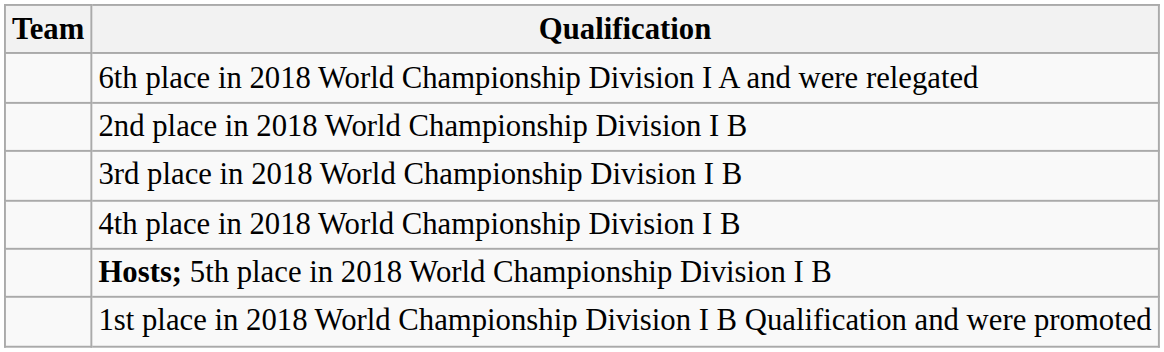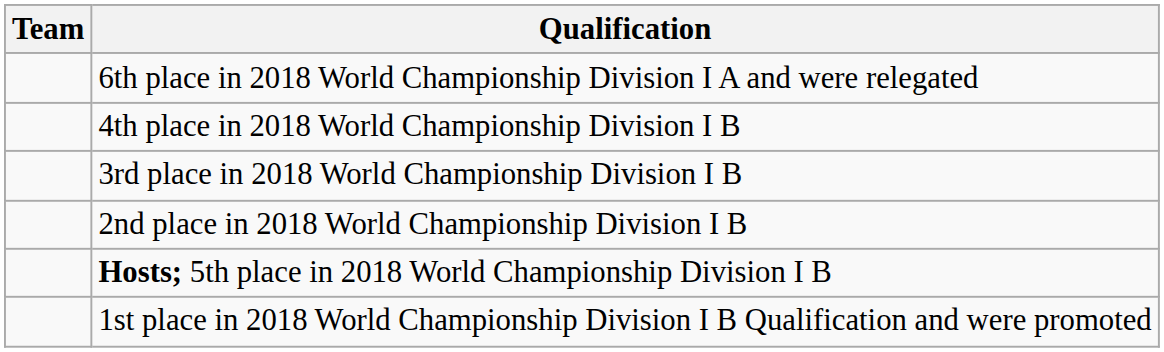rows swapped: (423, 126) <-> (419, 223)
